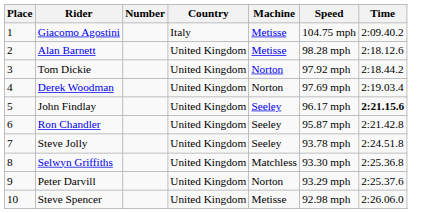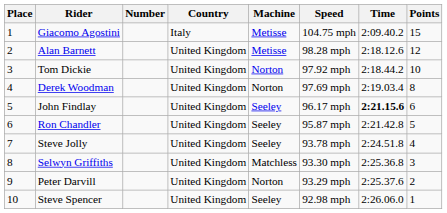+ column: (424, 13)
(269, 199) Metisse -> (266, 199) Seeley
